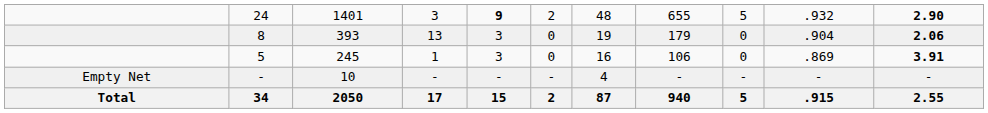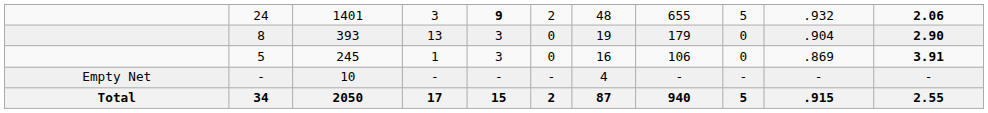(929, 15) 2.90 -> (929, 15) 2.06
(929, 36) 2.06 -> (929, 36) 2.90
